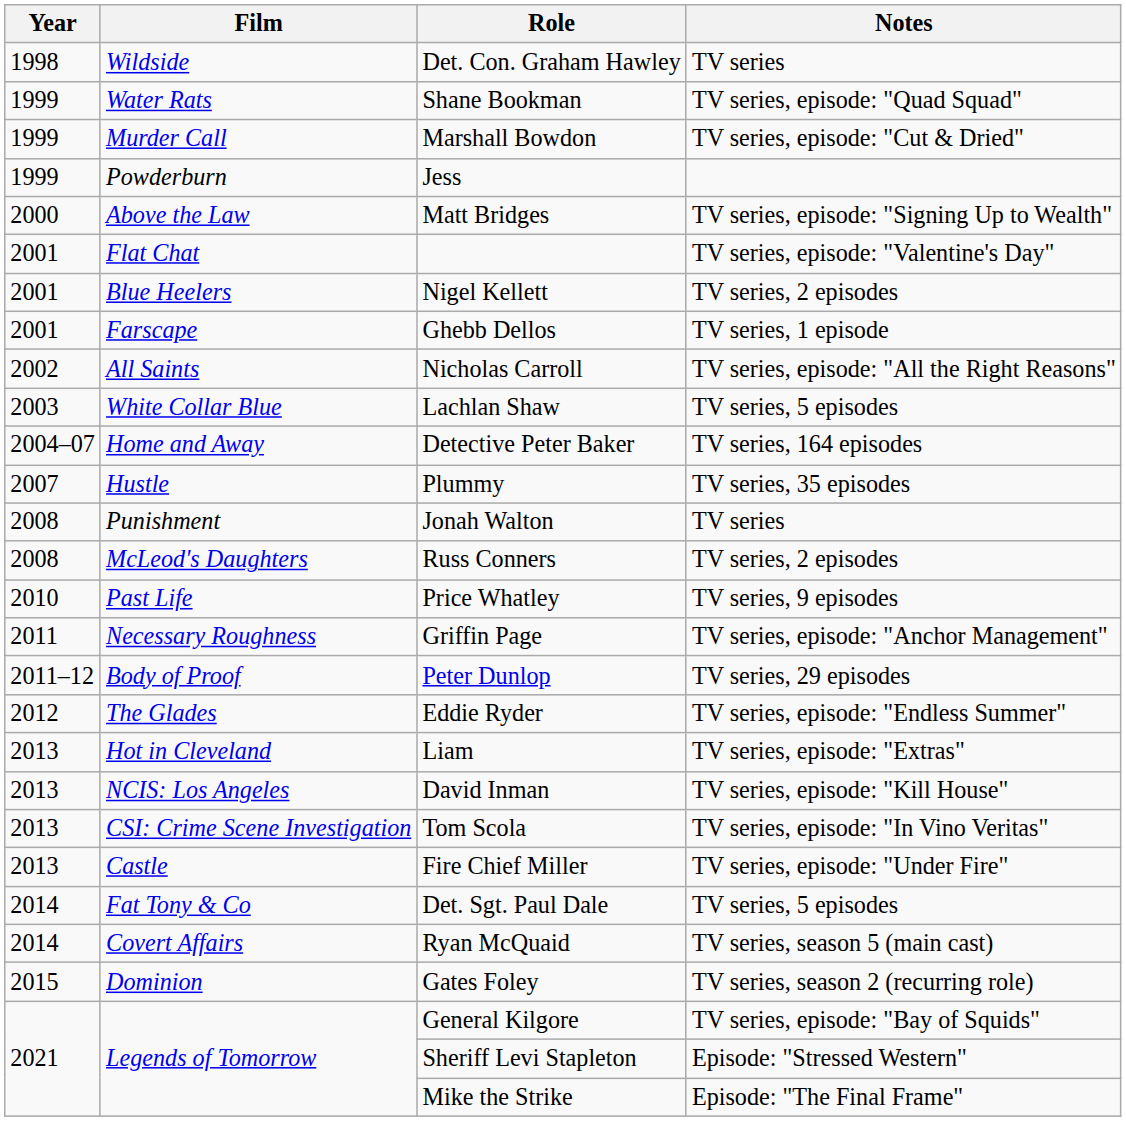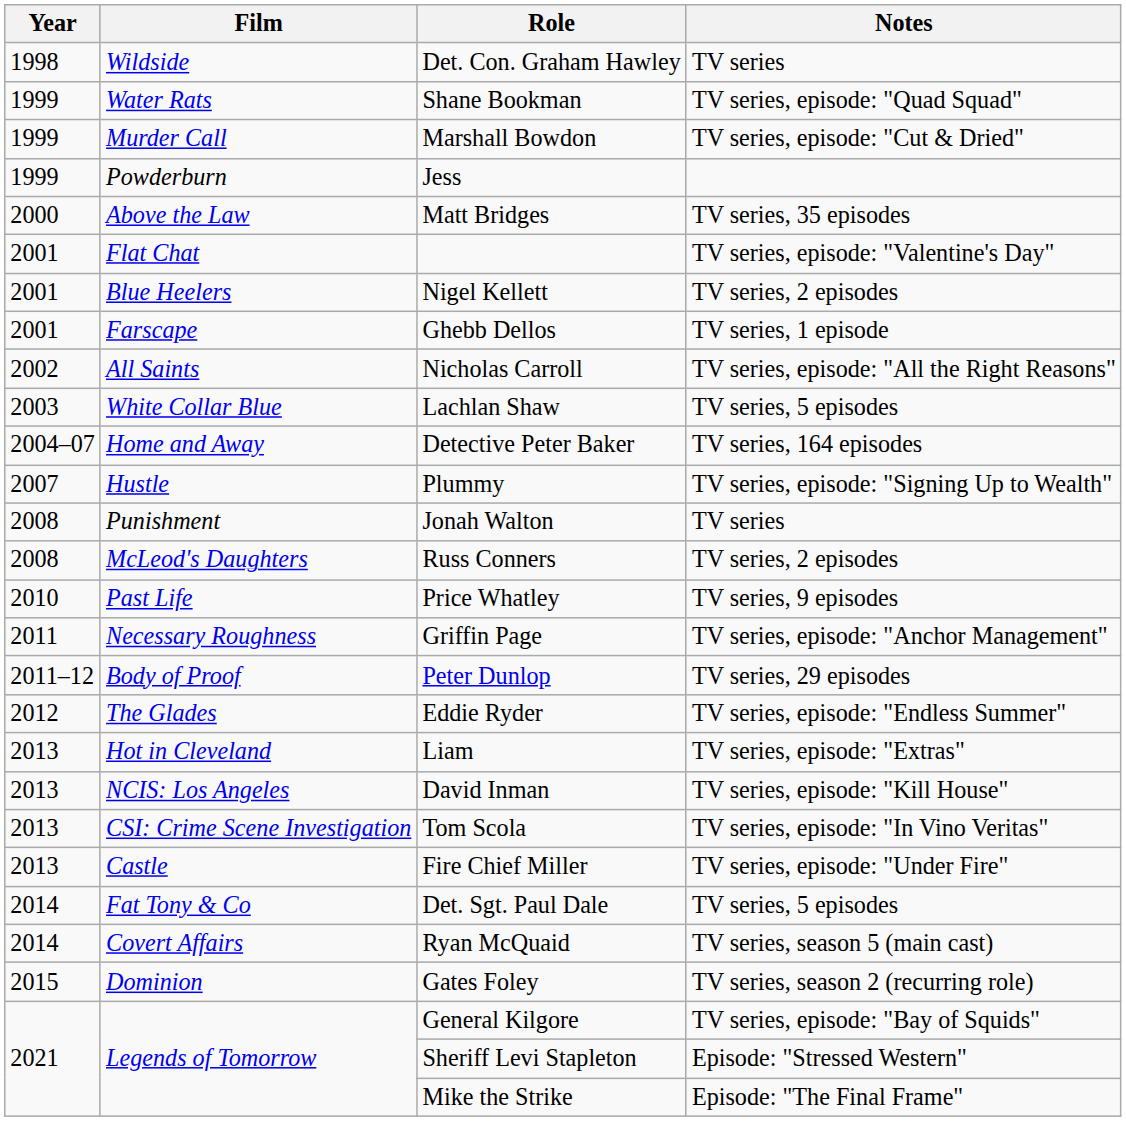(902, 215) TV series, episode: "Signing Up to Wealth" -> (801, 215) TV series, 35 episodes
(801, 483) TV series, 35 episodes -> (902, 483) TV series, episode: "Signing Up to Wealth"
